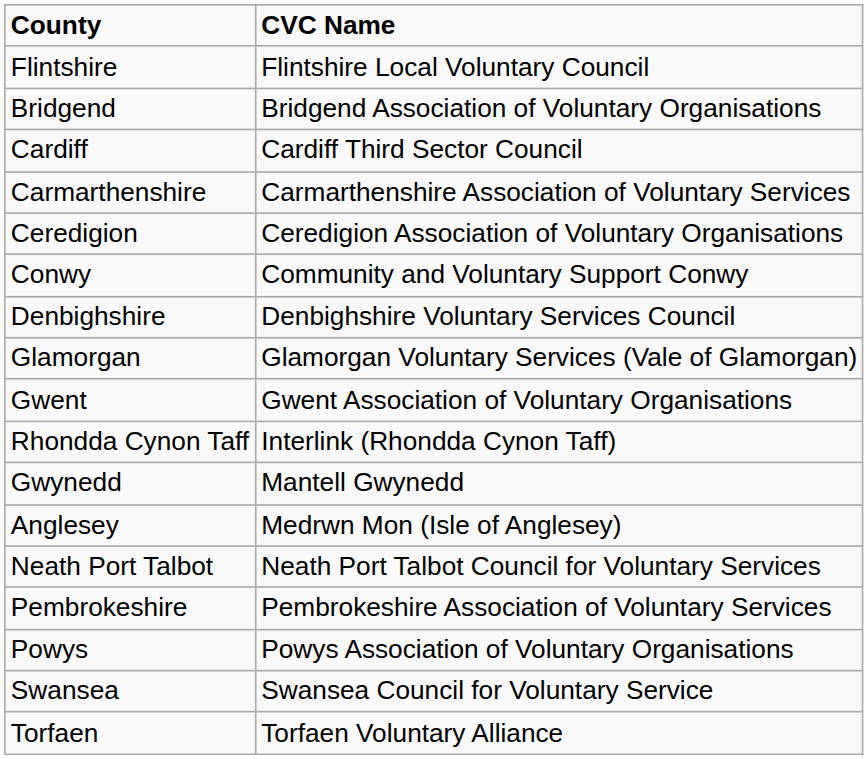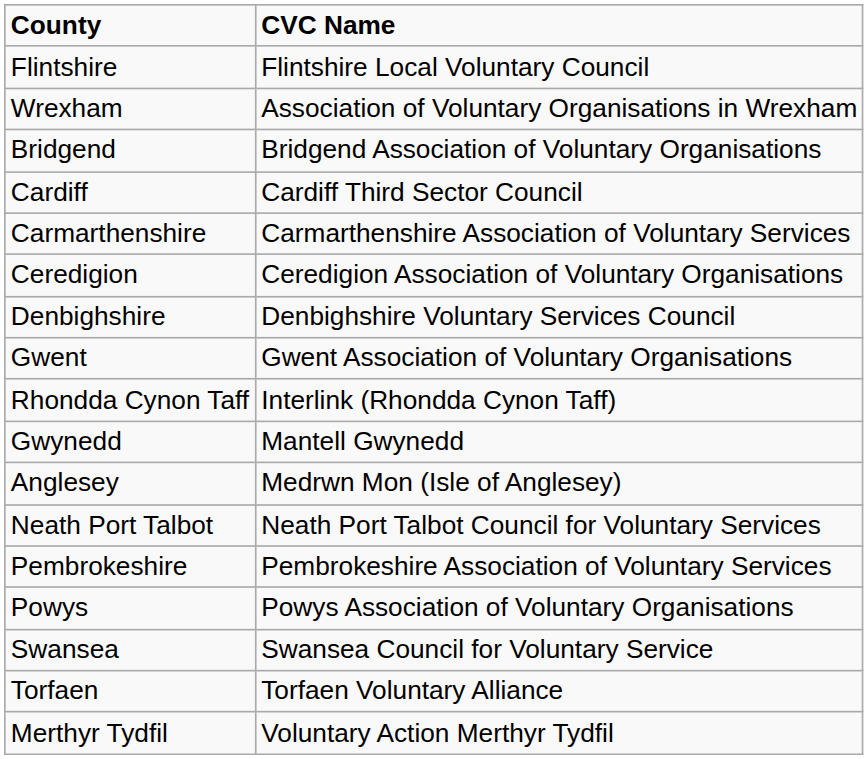+ row: (67, 108)
- row: (51, 274)
- row: (76, 358)
+ row: (89, 732)
